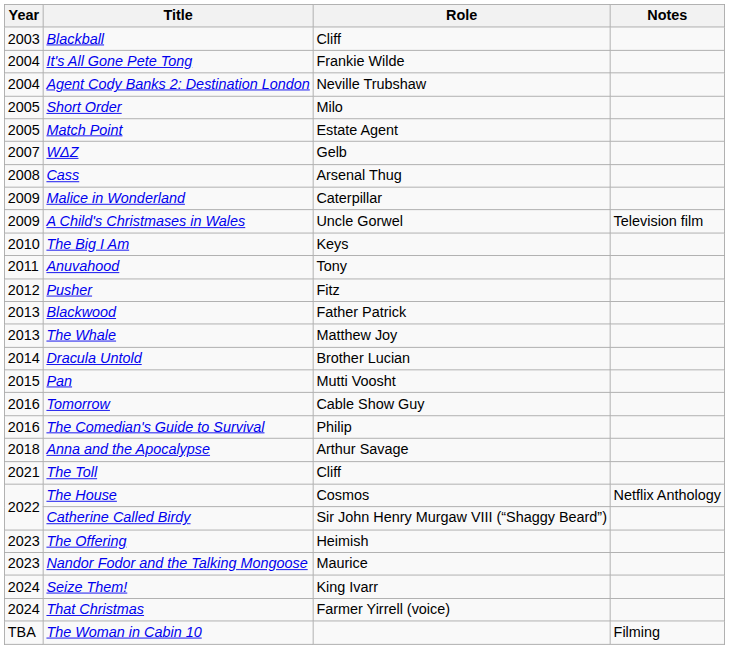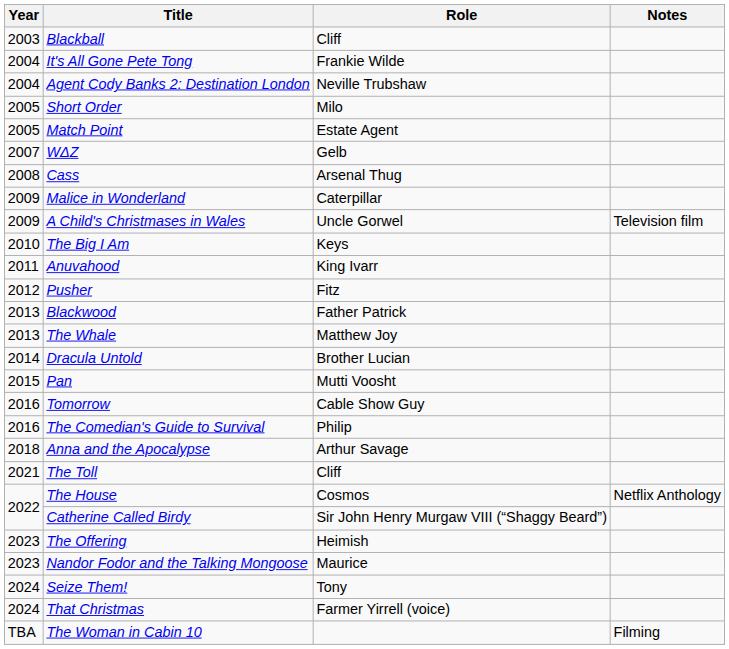(332, 267) Tony -> (347, 267) King Ivarr
(347, 586) King Ivarr -> (332, 586) Tony
